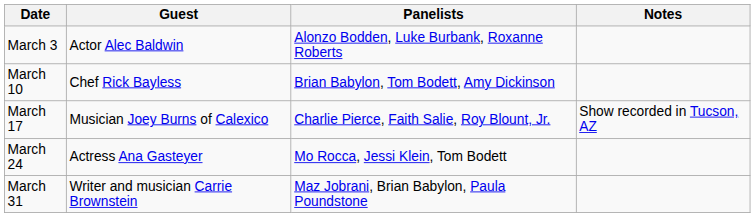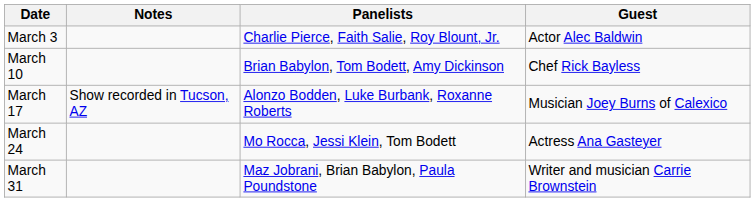columns swapped: (179, 15) <-> (663, 15)
(419, 44) Alonzo Bodden, Luke Burbank, Roxanne Roberts -> (372, 37) Charlie Pierce, Faith Salie, Roy Blount, Jr.
(422, 119) Charlie Pierce, Faith Salie, Roy Blount, Jr. -> (368, 104) Alonzo Bodden, Luke Burbank, Roxanne Roberts
